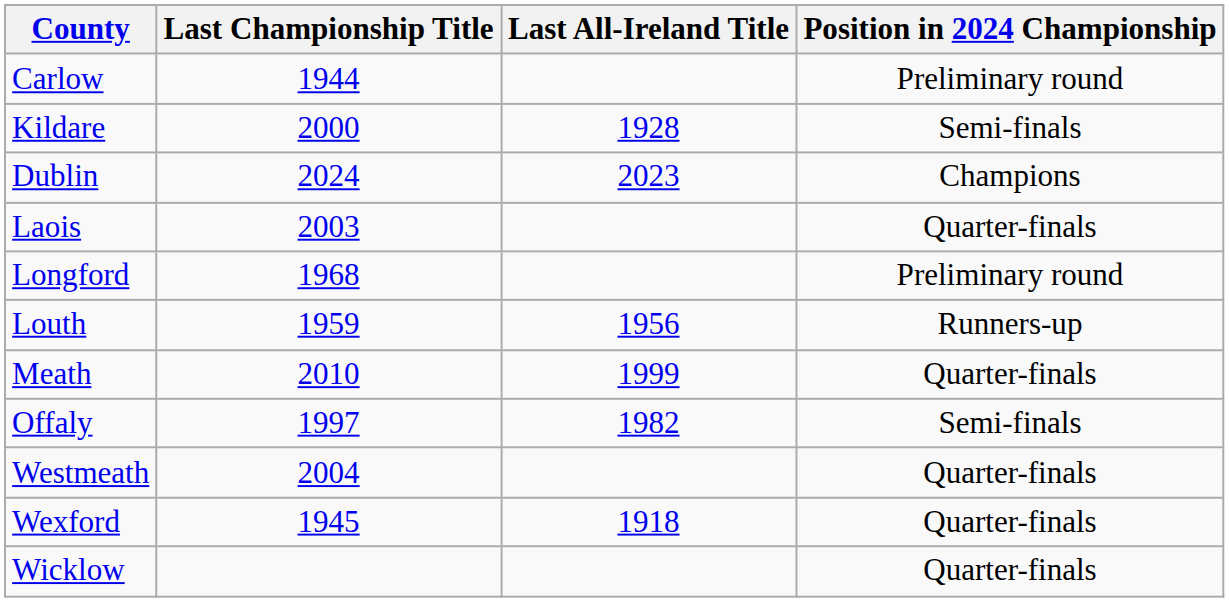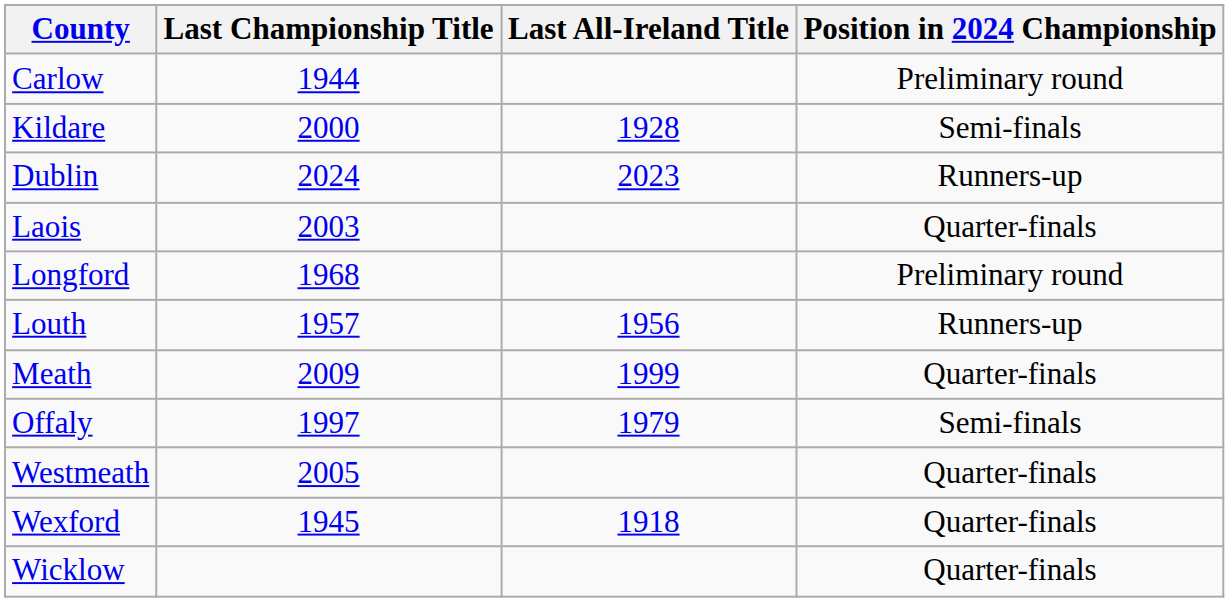(1010, 176) Champions -> (1010, 176) Runners-up
(329, 324) 1959 -> (329, 324) 1957
(329, 373) 2010 -> (329, 373) 2009
(649, 422) 1982 -> (649, 422) 1979
(329, 472) 2004 -> (329, 472) 2005
